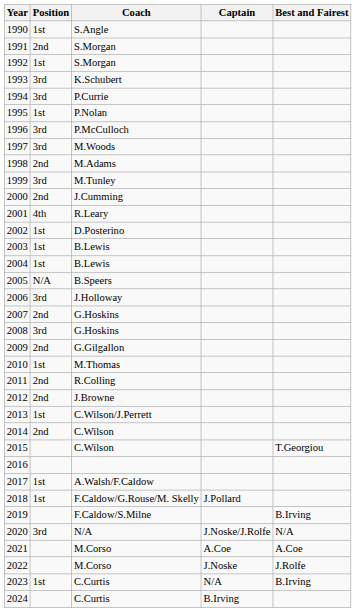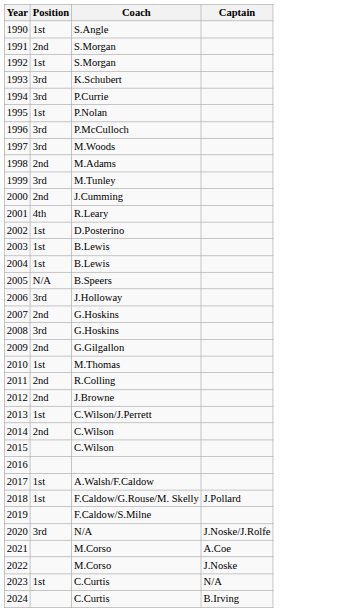- column: (312, 12)
